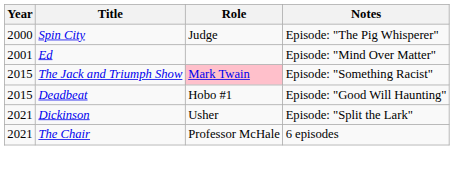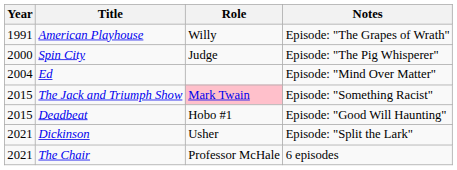+ row: (91, 34)
(20, 54) 2001 -> (20, 74) 2004
